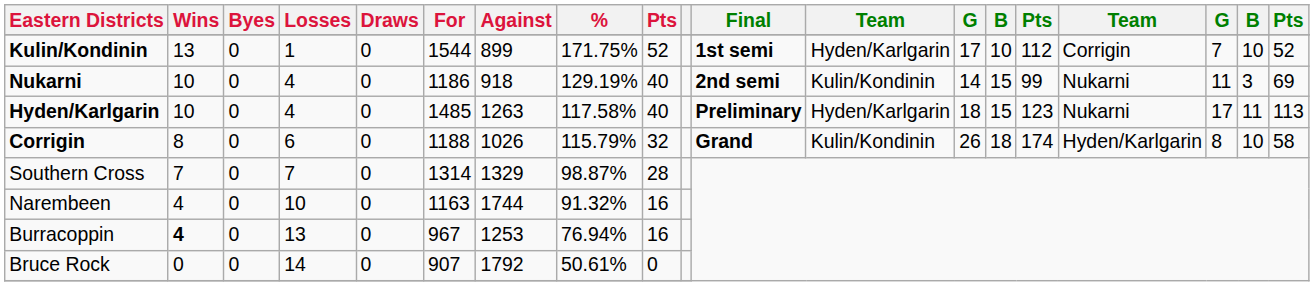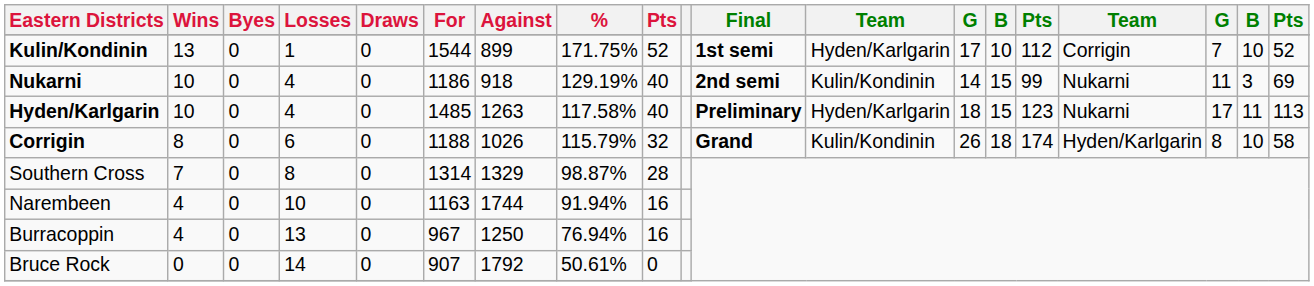(290, 173) 7 -> (290, 173) 8
(594, 204) 91.32% -> (594, 204) 91.94%
(178, 234) bold -> (178, 234) normal
(502, 234) 1253 -> (502, 234) 1250
